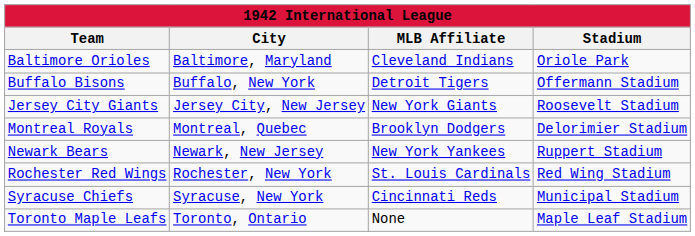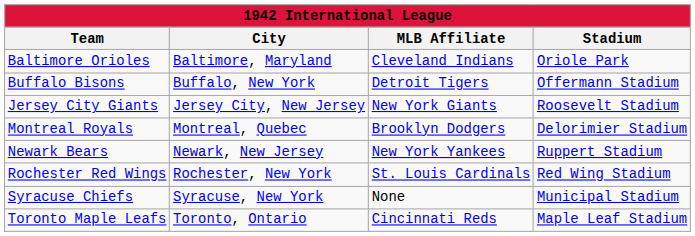(434, 197) Cincinnati Reds -> (388, 197) None
(388, 220) None -> (434, 220) Cincinnati Reds
